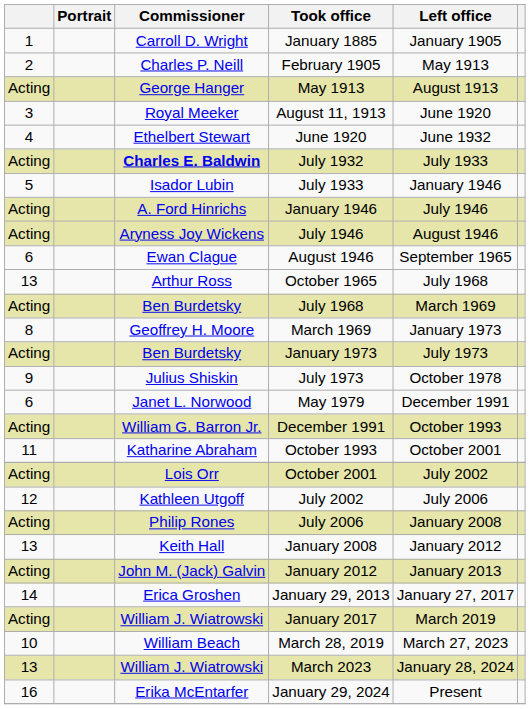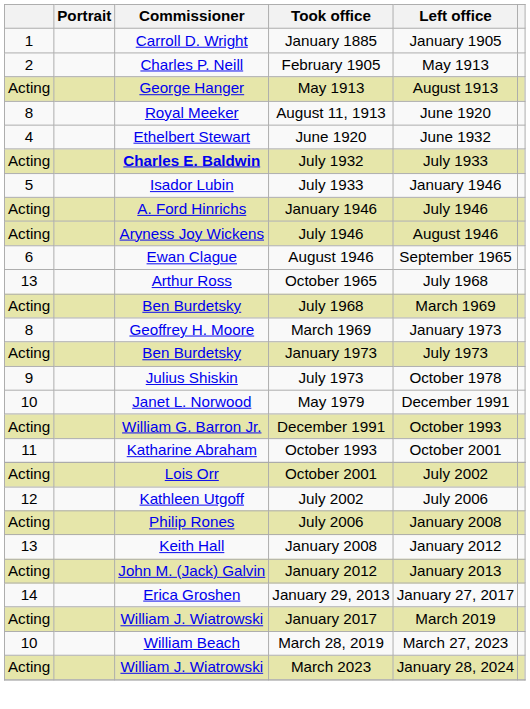(29, 112) 3 -> (29, 112) 8
(29, 402) 6 -> (29, 402) 10
(29, 667) 13 -> (29, 667) Acting
- row: (331, 691)
